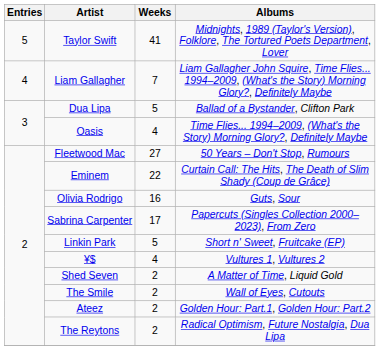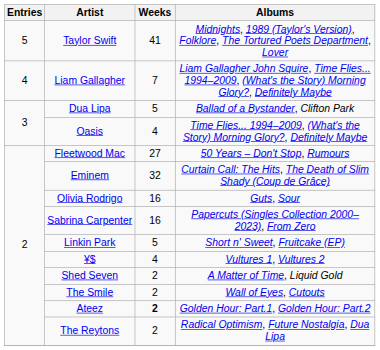(155, 176) 22 -> (155, 176) 32
(155, 220) 17 -> (155, 220) 16
(155, 309) normal -> (155, 309) bold
